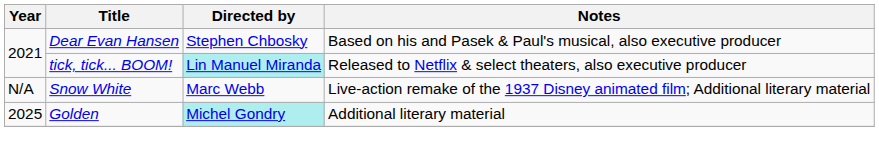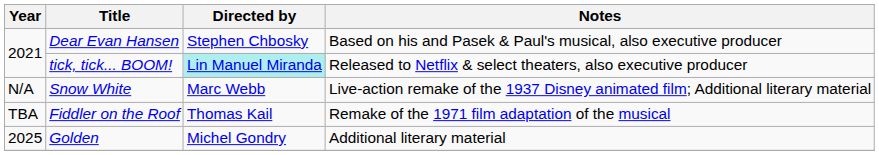+ row: (115, 114)
(236, 114) paleturquoise background -> (236, 138) no background
